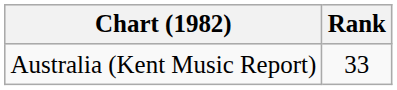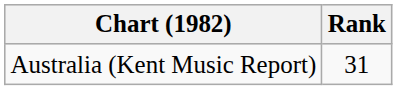(357, 63) 33 -> (357, 63) 31
